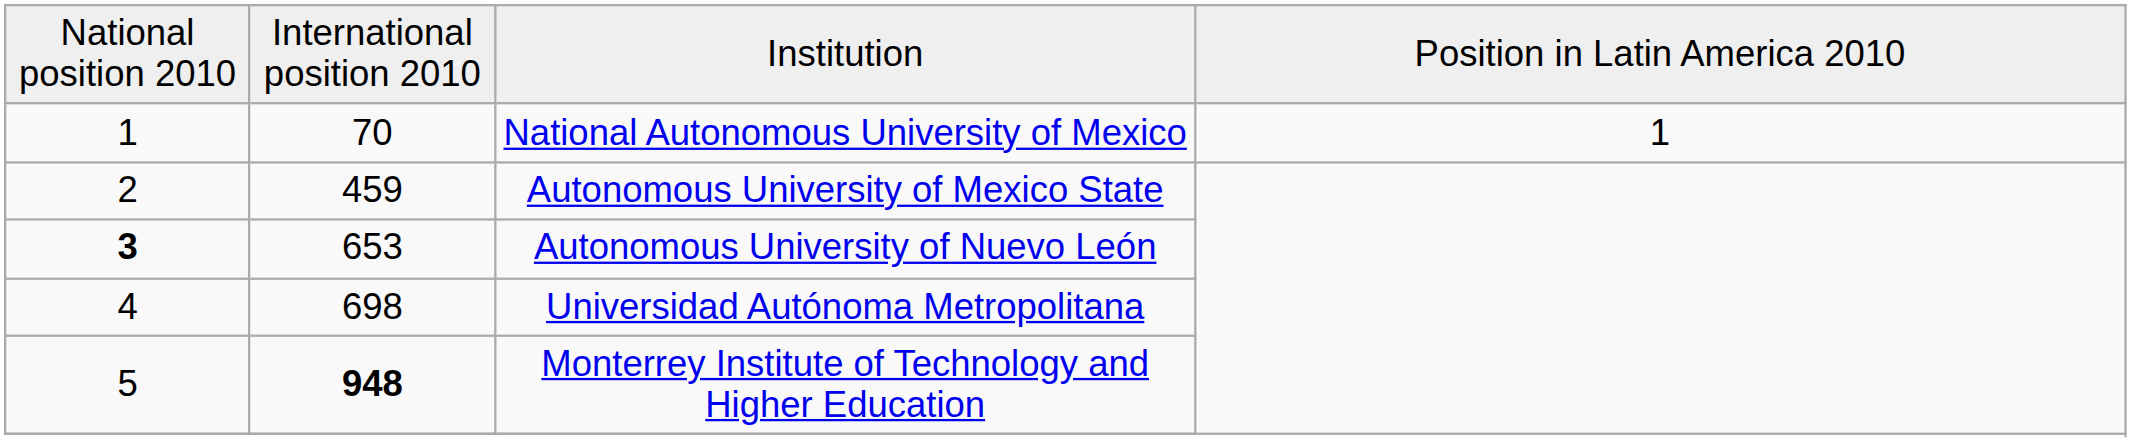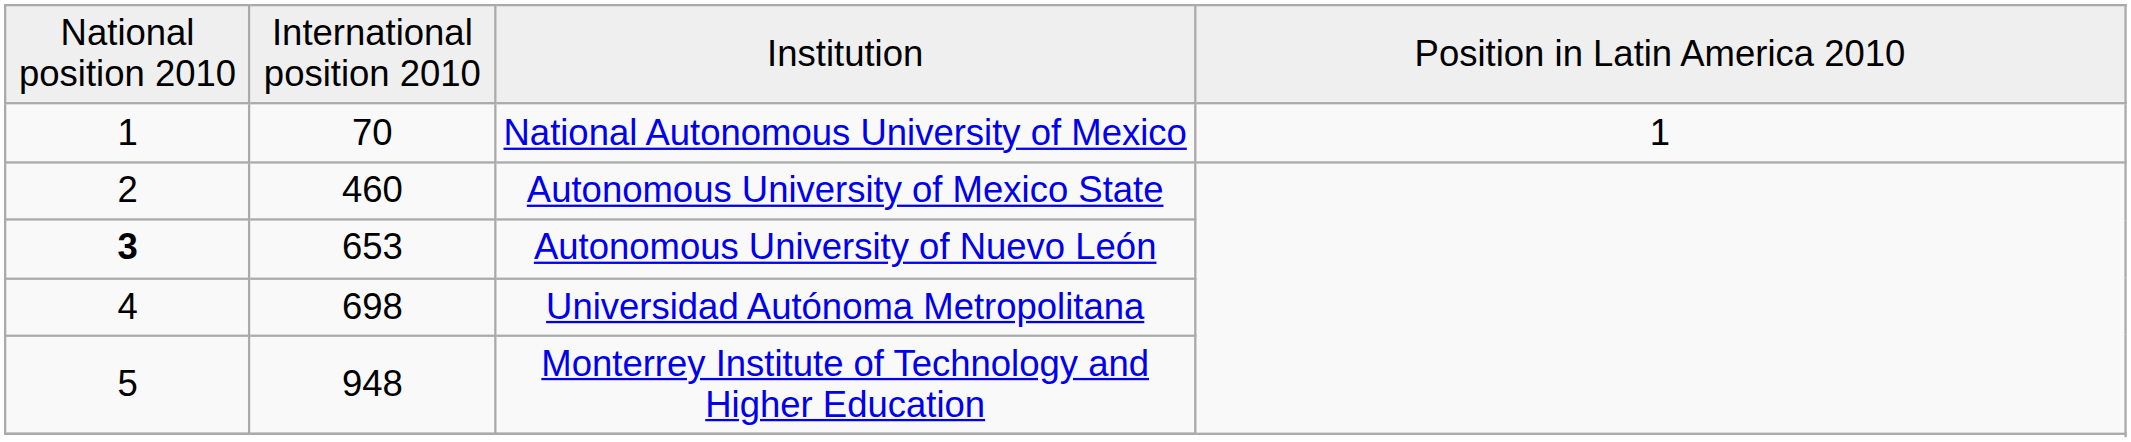(372, 190) 459 -> (372, 190) 460
(372, 384) bold -> (372, 384) normal
